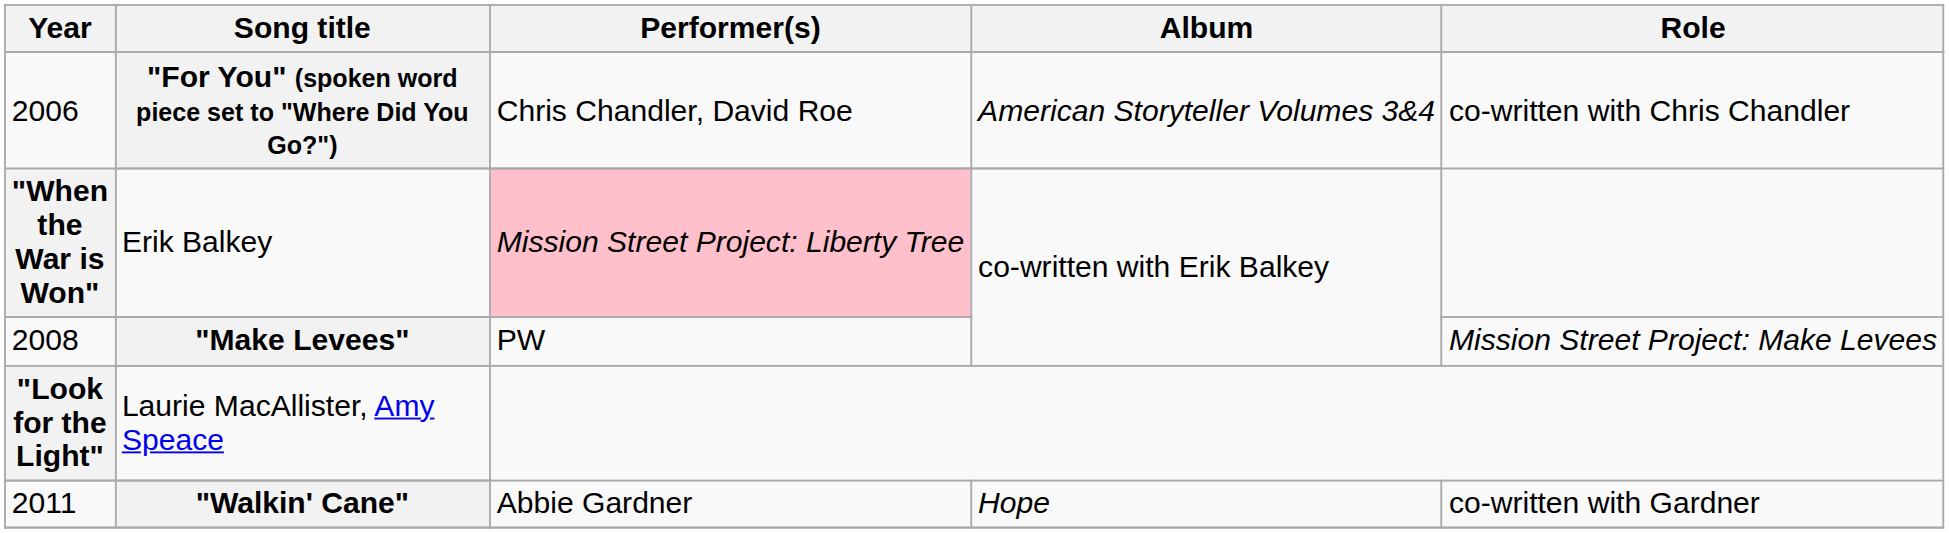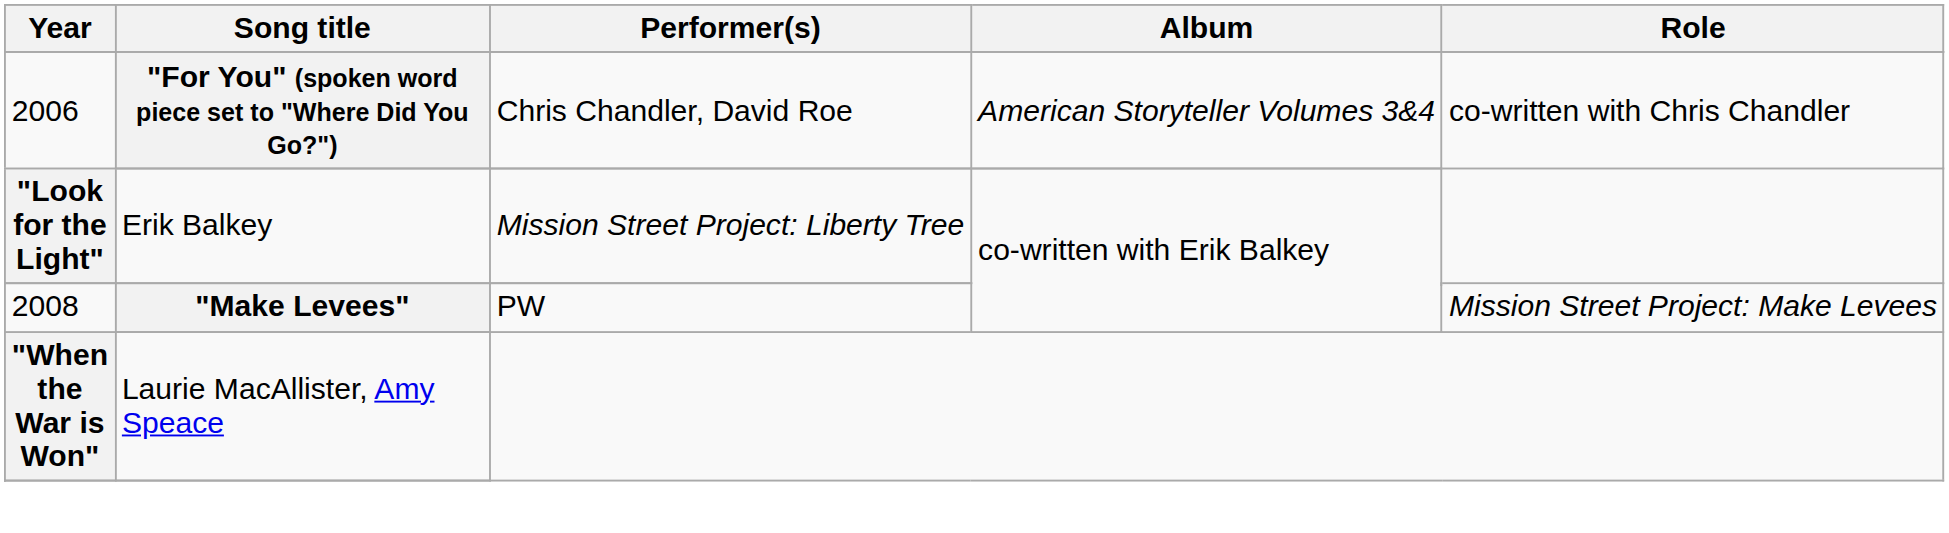(60, 242) "When the War is Won" -> (60, 225) "Look for the Light"
(730, 242) pink background -> (730, 225) no background
(60, 422) "Look for the Light" -> (60, 405) "When the War is Won"
- row: (302, 503)
